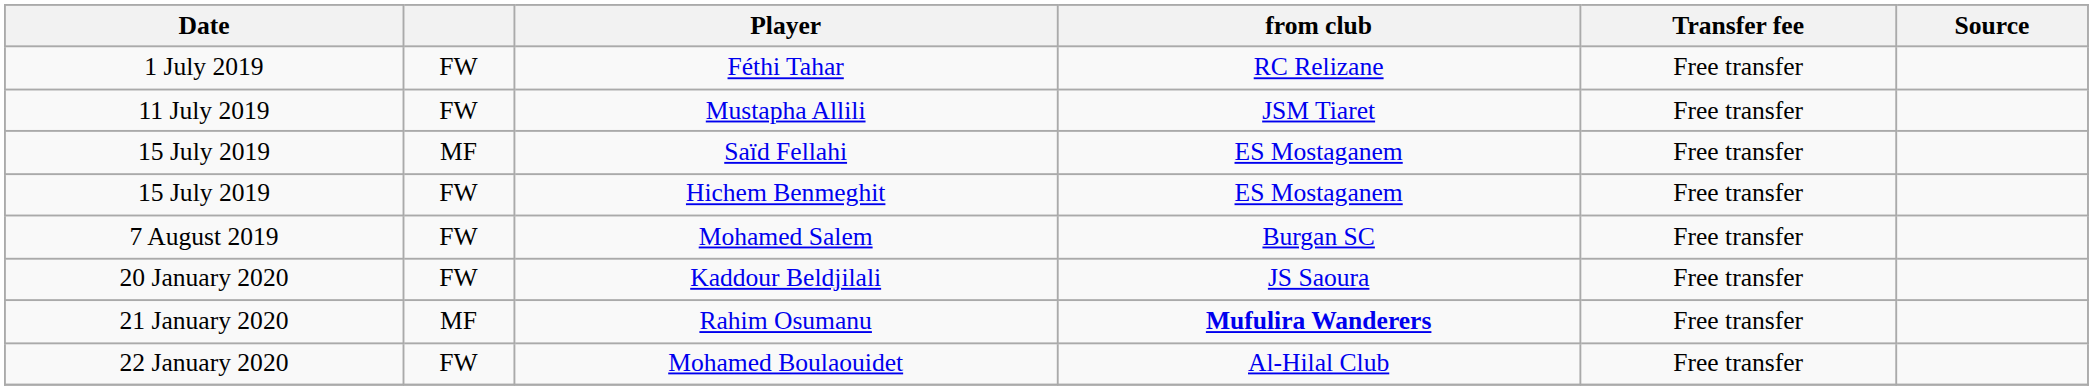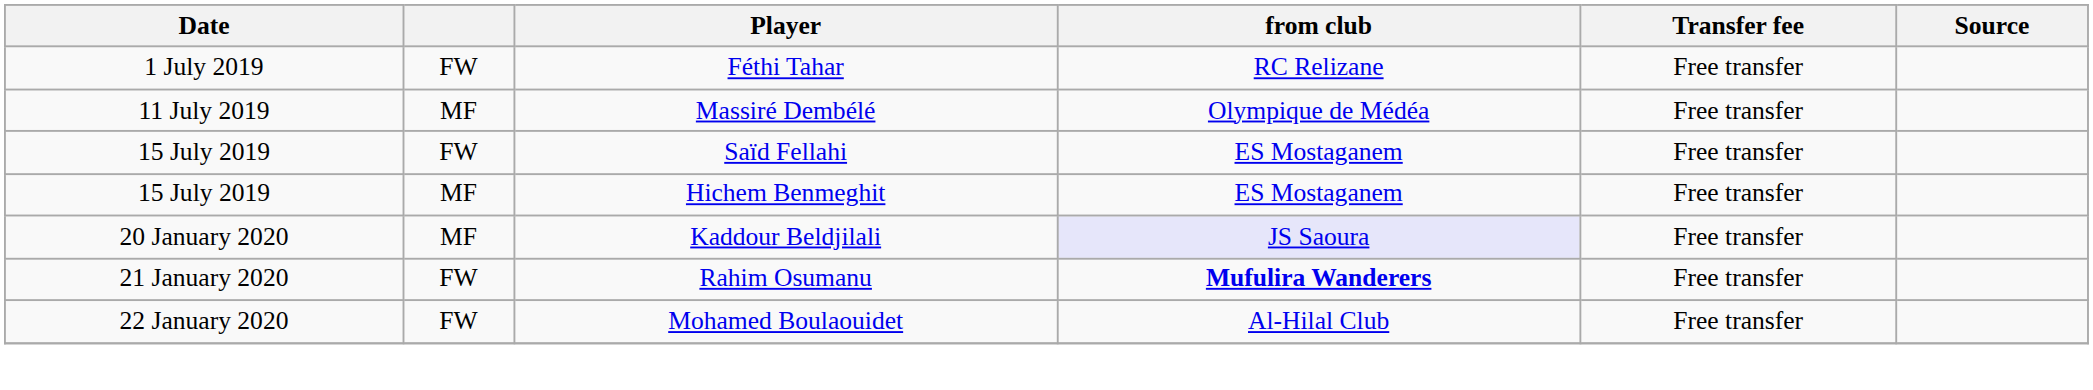+ row: (786, 109)
- row: (786, 109)
(459, 151) MF -> (459, 151) FW
(459, 193) FW -> (459, 193) MF
- row: (786, 236)
(459, 278) FW -> (459, 236) MF
(1319, 278) no background -> (1319, 236) lavender background
(459, 320) MF -> (459, 278) FW
